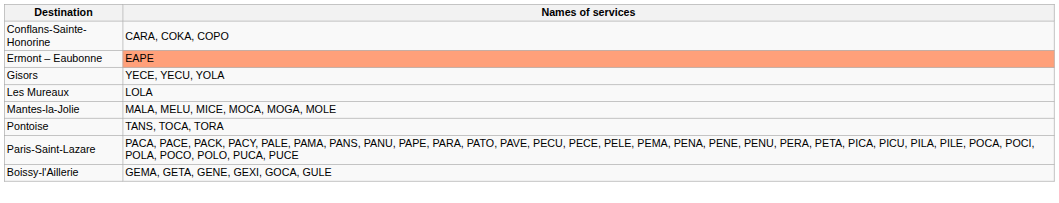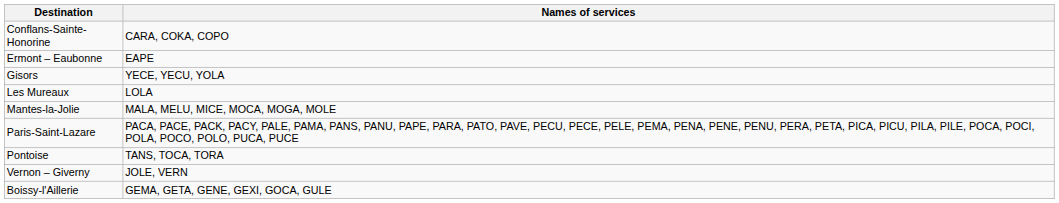(139, 59) lightsalmon background -> (139, 59) no background
rows swapped: (51, 150) <-> (28, 127)
+ row: (48, 173)
